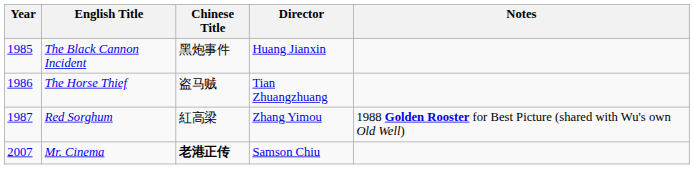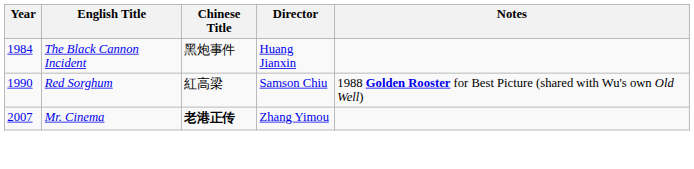(20, 48) 1985 -> (20, 48) 1984
- row: (86, 83)
(20, 117) 1987 -> (20, 83) 1990
(287, 117) Zhang Yimou -> (293, 83) Samson Chiu
(286, 151) Samson Chiu -> (294, 117) Zhang Yimou
